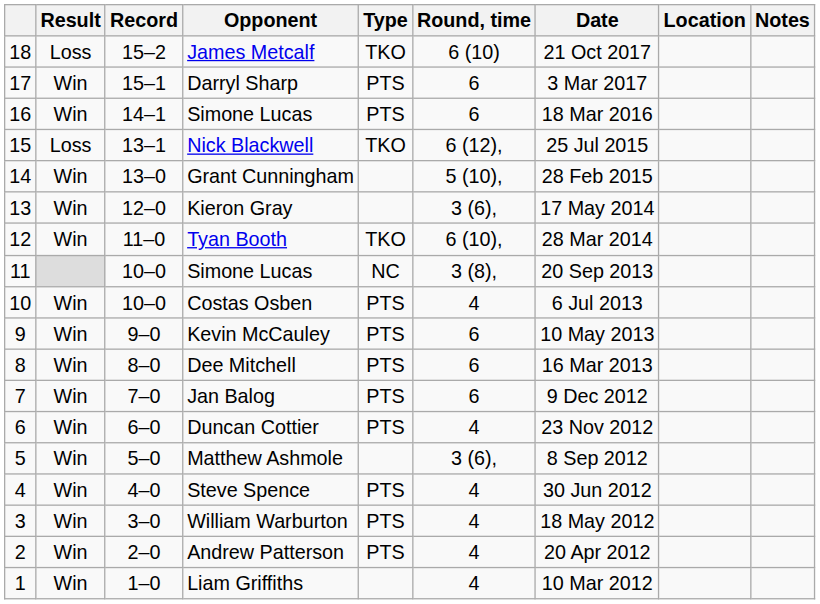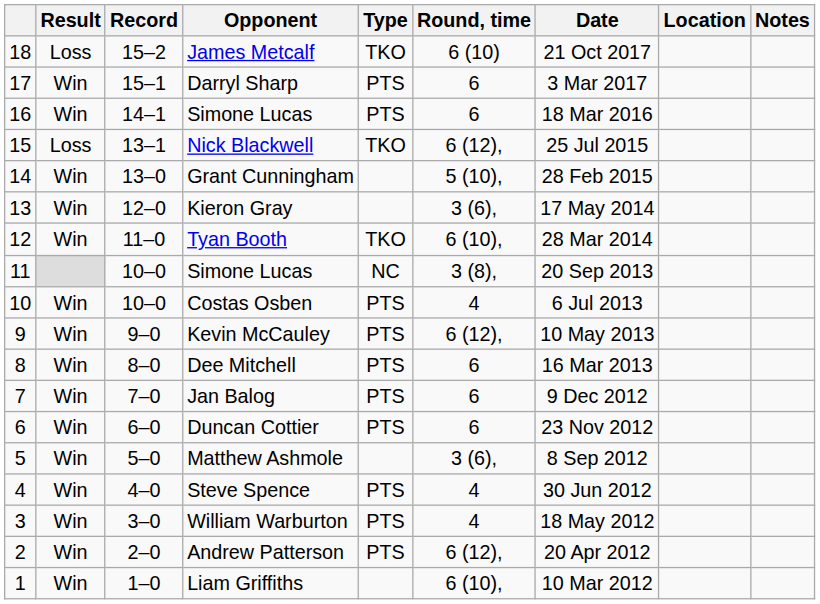(474, 333) 6 -> (474, 333) 6 (12),
(474, 427) 4 -> (474, 427) 6
(474, 552) 4 -> (474, 552) 6 (12),
(474, 584) 4 -> (474, 584) 6 (10),
